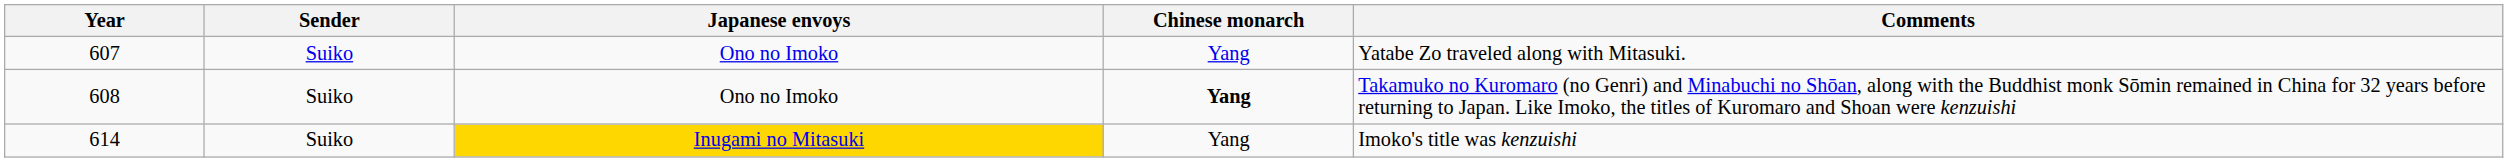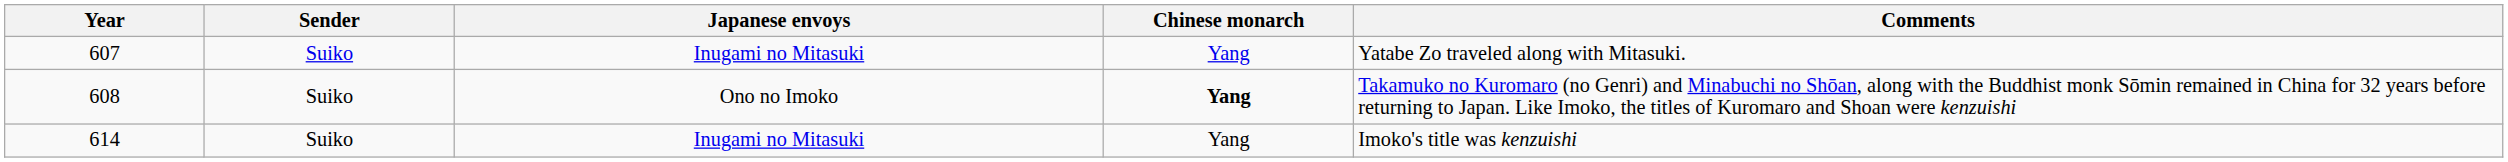(779, 52) Ono no Imoko -> (779, 52) Inugami no Mitasuki
(779, 140) gold background -> (779, 140) no background
